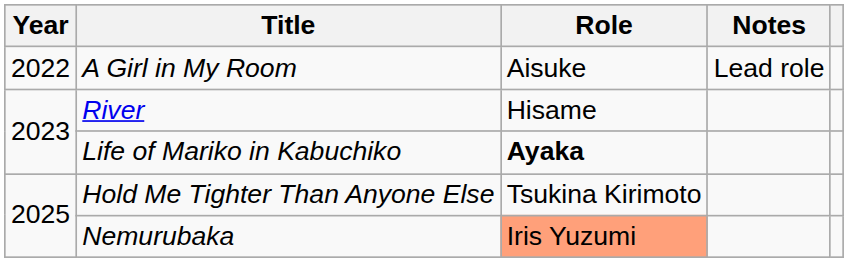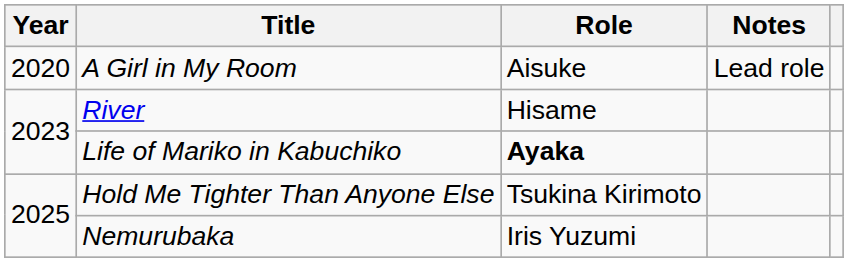(40, 67) 2022 -> (40, 67) 2020
(571, 236) lightsalmon background -> (571, 236) no background
